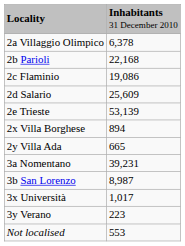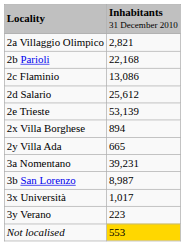(121, 42) 6,378 -> (121, 42) 2,821
(124, 77) 19,086 -> (124, 77) 13,086
(124, 94) 25,609 -> (124, 94) 25,612
(117, 232) no background -> (117, 232) gold background
